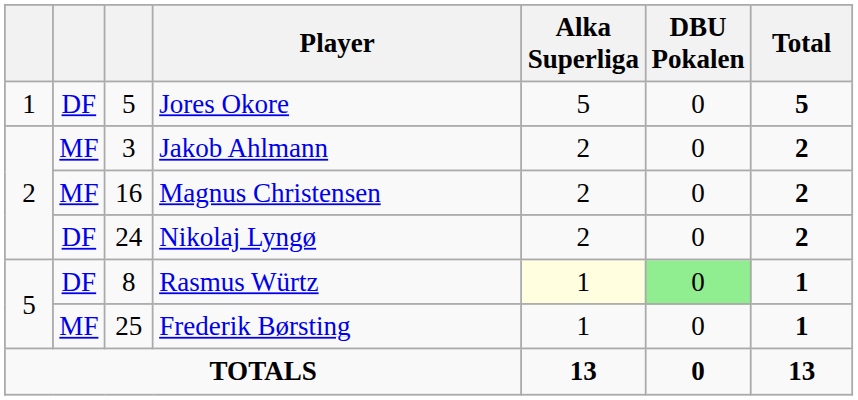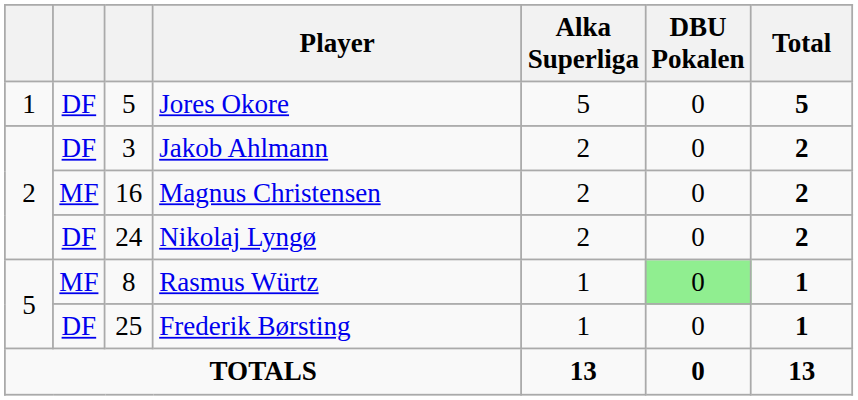(79, 148) MF -> (79, 148) DF
(79, 282) DF -> (79, 282) MF
(583, 282) lightyellow background -> (583, 282) no background
(79, 326) MF -> (79, 326) DF
